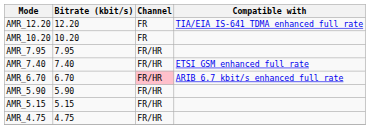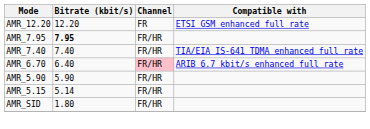(269, 24) TIA/EIA IS-641 TDMA enhanced full rate -> (242, 24) ETSI GSM enhanced full rate
- row: (28, 38)
(64, 51) normal -> (64, 38) bold
(242, 64) ETSI GSM enhanced full rate -> (269, 51) TIA/EIA IS-641 TDMA enhanced full rate
(64, 78) 6.70 -> (64, 64) 6.40
(64, 104) 5.15 -> (64, 91) 5.14
- row: (26, 118)
+ row: (24, 104)
